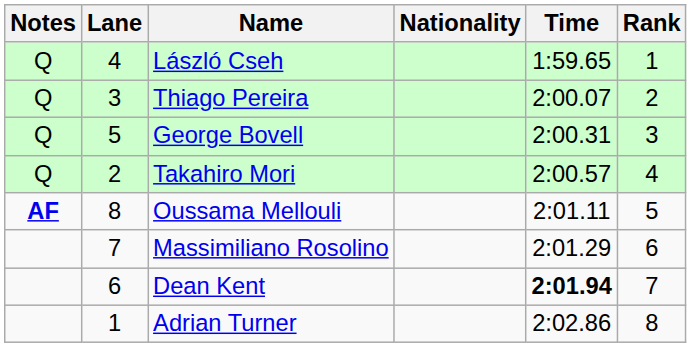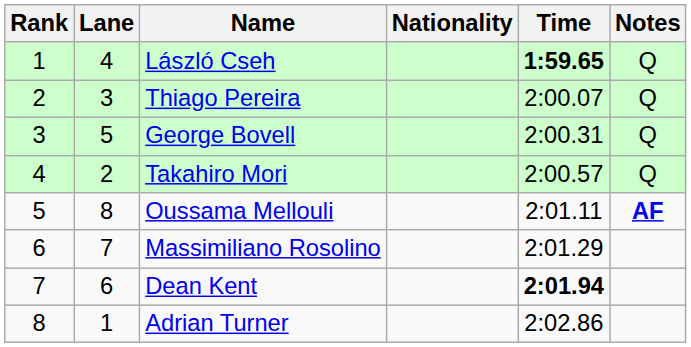columns swapped: (652, 23) <-> (43, 23)
(572, 60) normal -> (564, 60) bold
